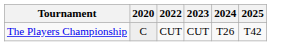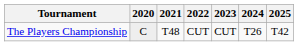+ column: (171, 13)
